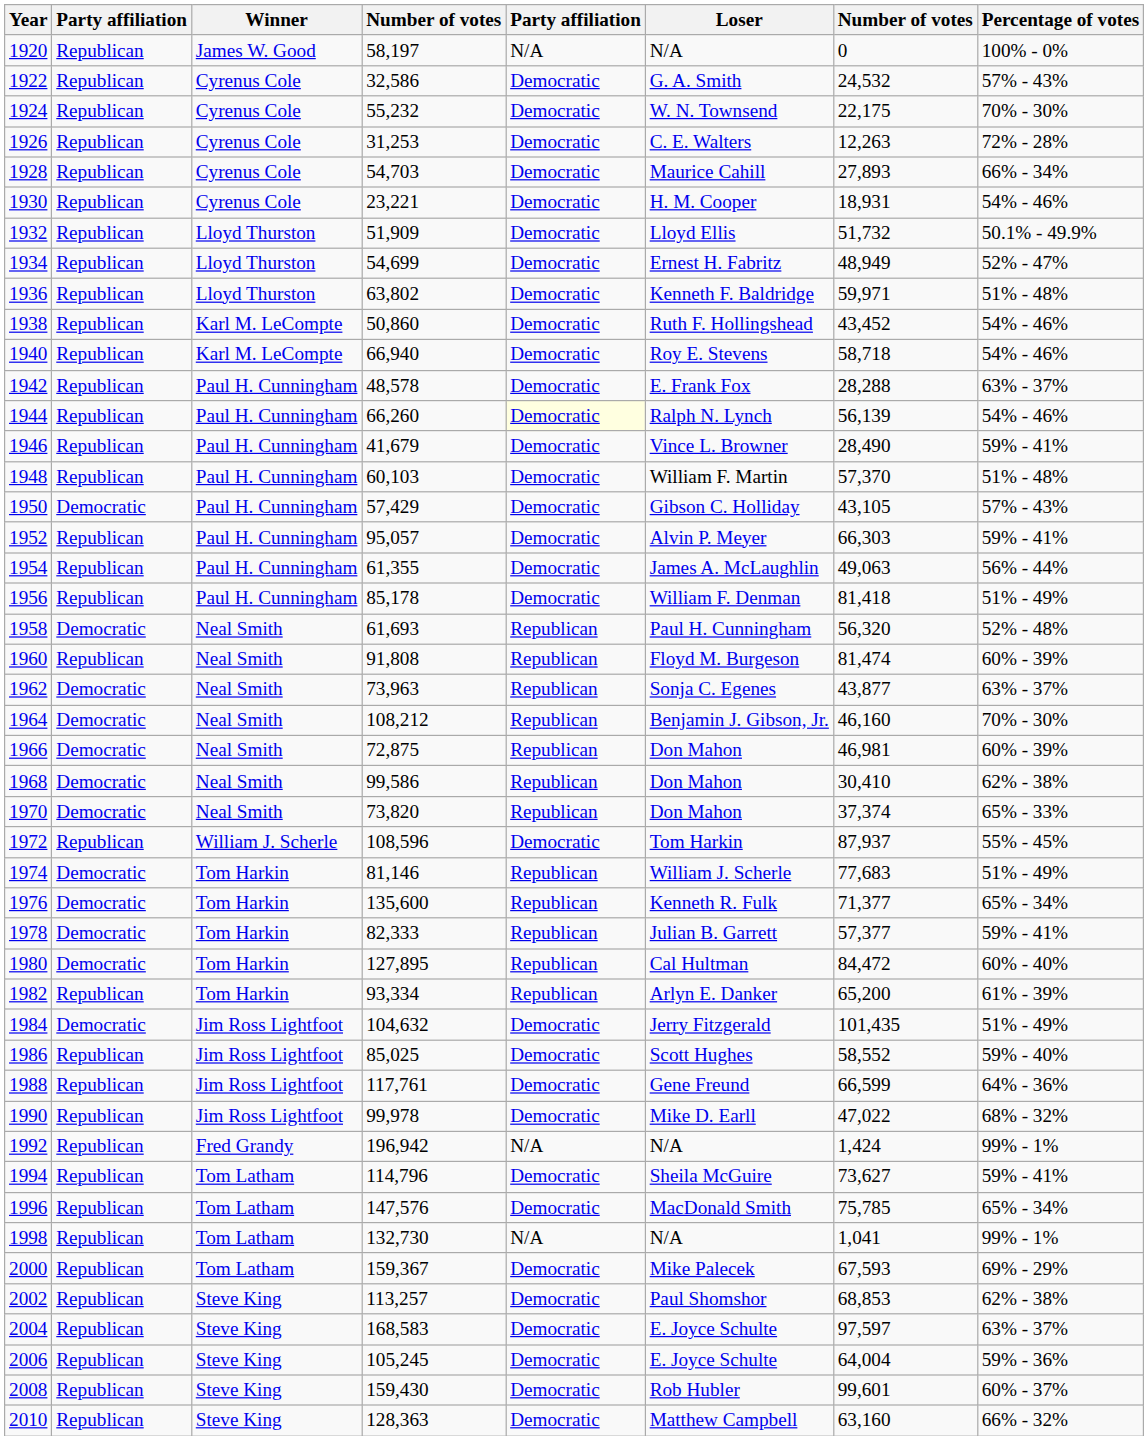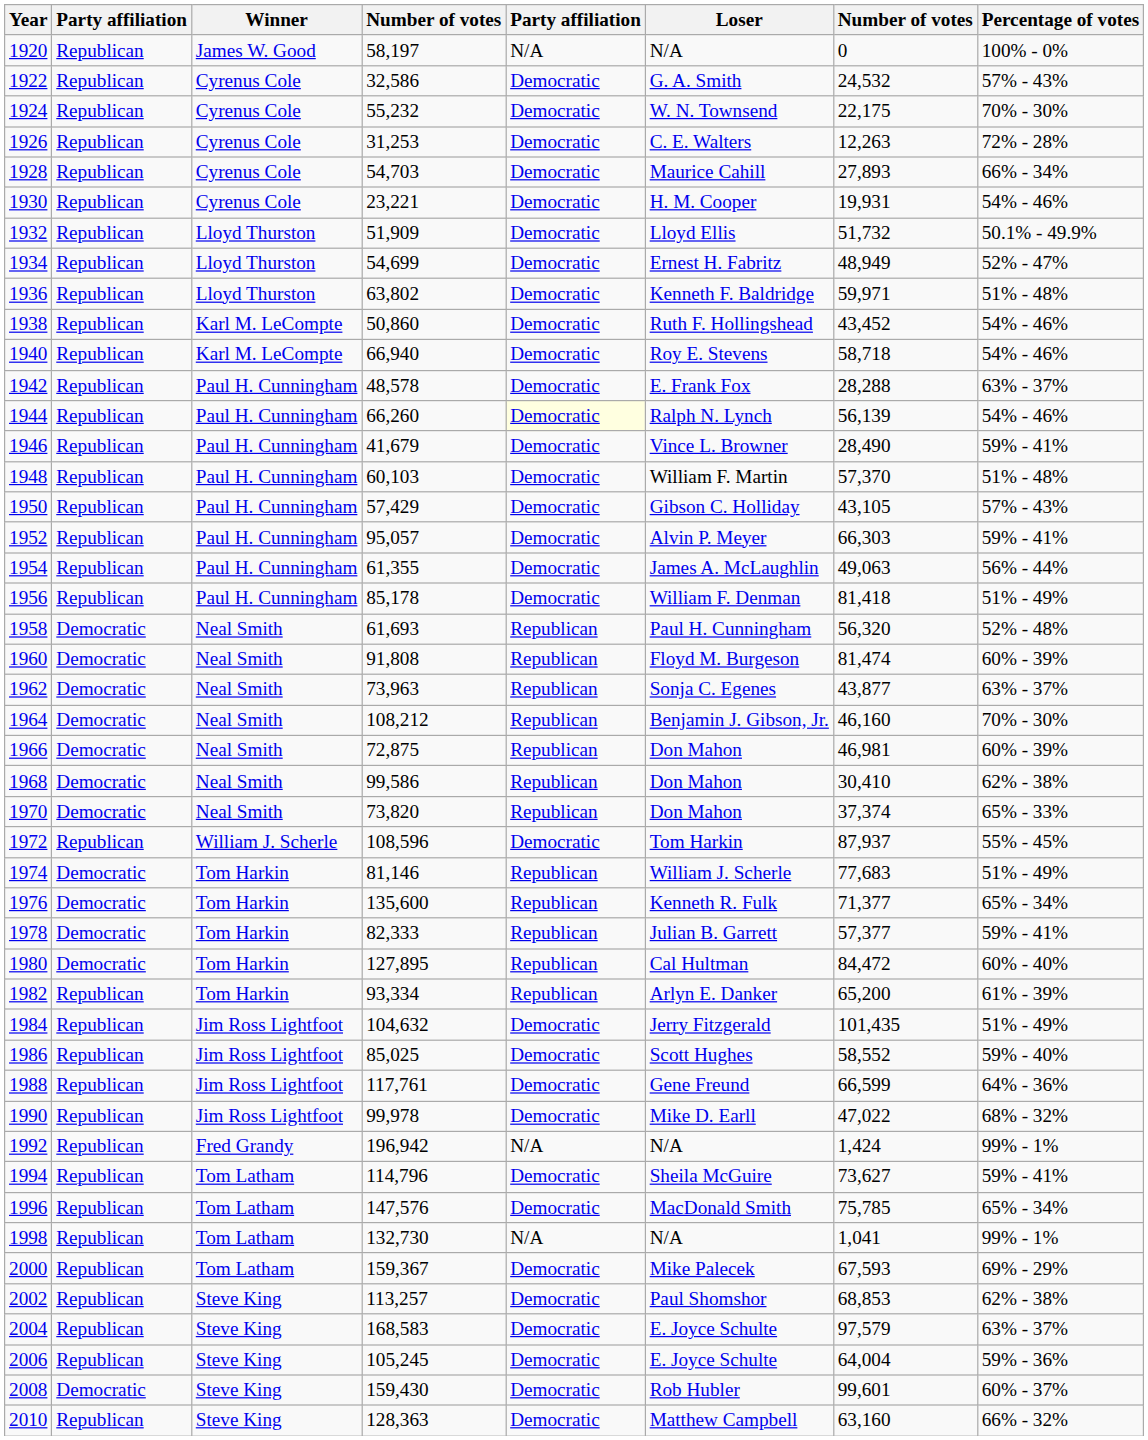(864, 202) 18,931 -> (864, 202) 19,931
(101, 506) Democratic -> (100, 506) Republican
(100, 659) Republican -> (101, 659) Democratic
(101, 1024) Democratic -> (100, 1024) Republican
(864, 1329) 97,597 -> (864, 1329) 97,579
(100, 1389) Republican -> (101, 1389) Democratic
